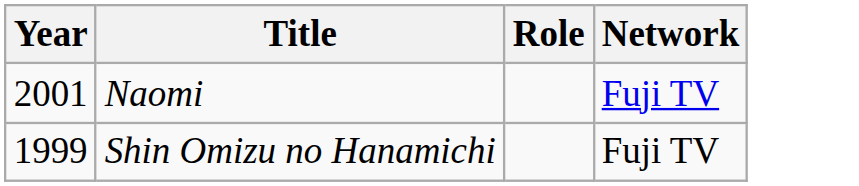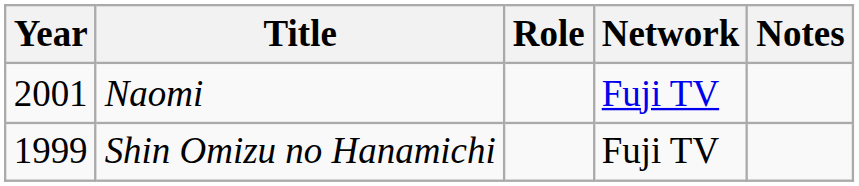+ column: (800, 33)
